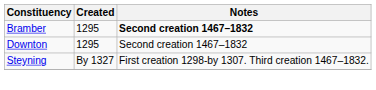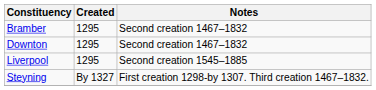(186, 28) bold -> (183, 28) normal
+ row: (27, 61)
